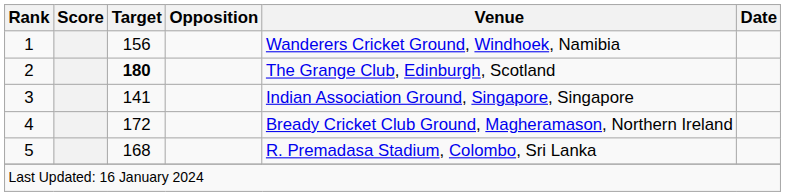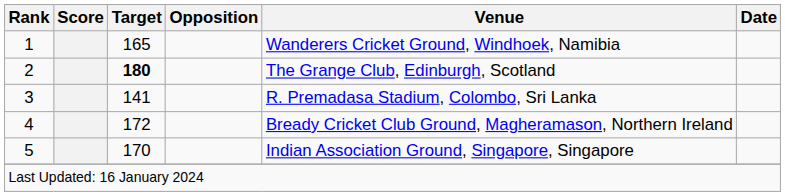(137, 44) 156 -> (137, 44) 165
(450, 97) Indian Association Ground, Singapore, Singapore -> (431, 97) R. Premadasa Stadium, Colombo, Sri Lanka
(137, 151) 168 -> (137, 151) 170
(431, 151) R. Premadasa Stadium, Colombo, Sri Lanka -> (450, 151) Indian Association Ground, Singapore, Singapore
